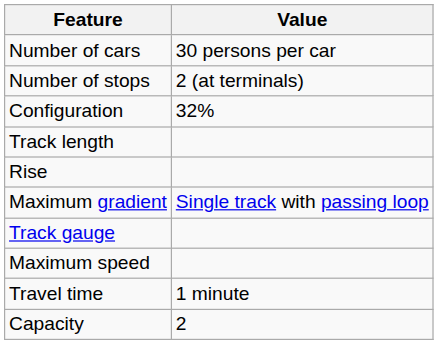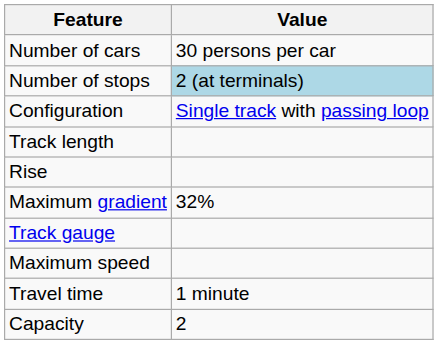(240, 80) no background -> (240, 80) lightblue background
(195, 111) 32% -> (302, 111) Single track with passing loop
(302, 202) Single track with passing loop -> (195, 202) 32%
